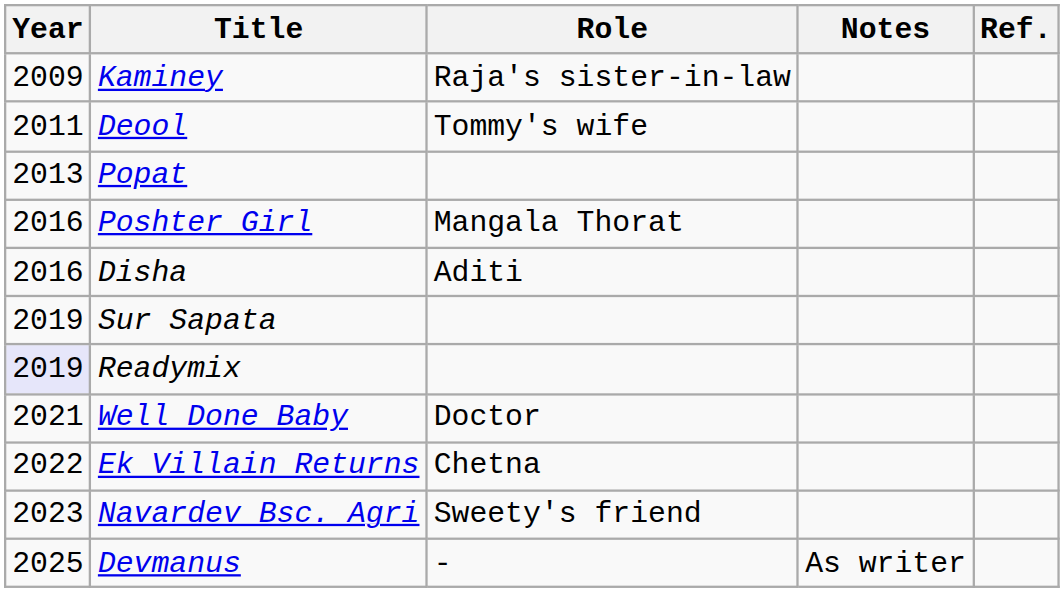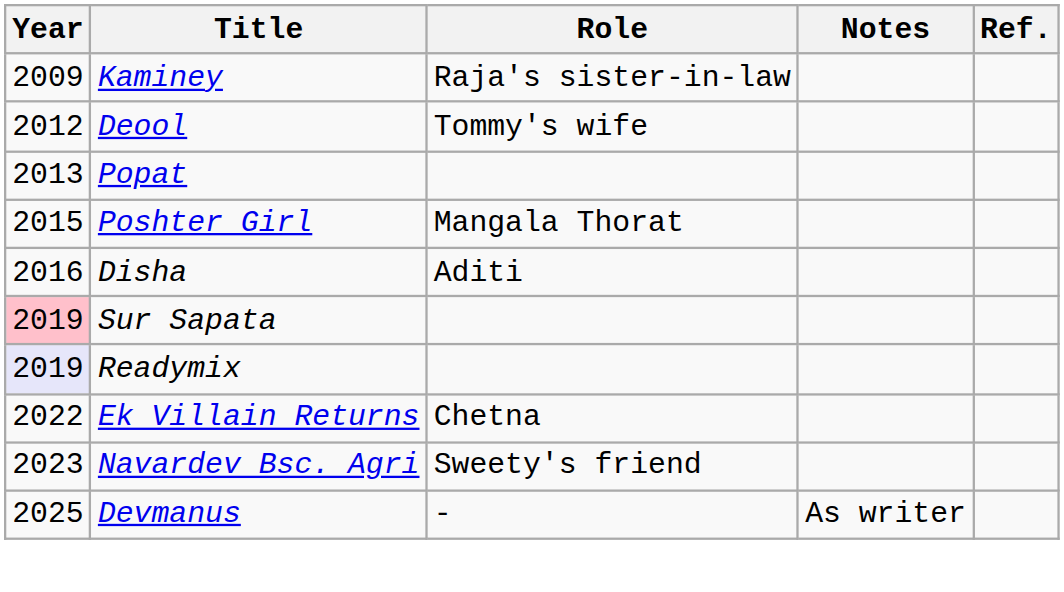(48, 126) 2011 -> (48, 126) 2012
(48, 223) 2016 -> (48, 223) 2015
(48, 321) no background -> (48, 321) pink background
- row: (223, 418)
